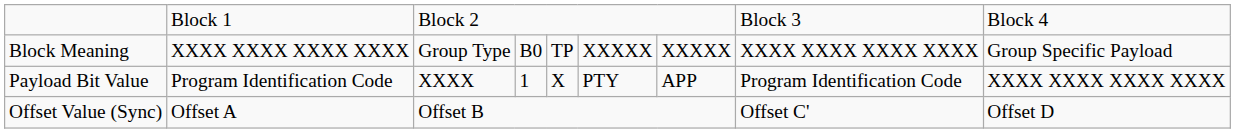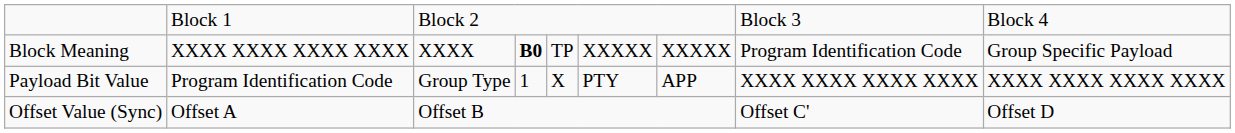(464, 50) Group Type -> (446, 50) XXXX
(531, 50) normal -> (531, 50) bold
(859, 50) XXXX XXXX XXXX XXXX -> (851, 50) Program Identification Code
(446, 81) XXXX -> (464, 81) Group Type
(851, 81) Program Identification Code -> (859, 81) XXXX XXXX XXXX XXXX
